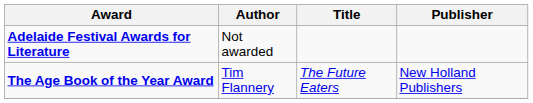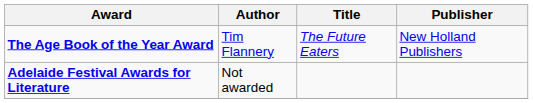rows swapped: (99, 44) <-> (111, 80)
